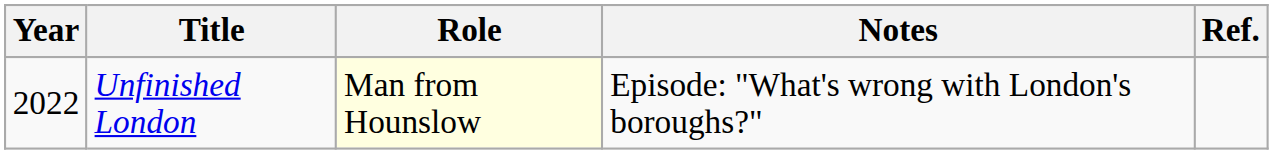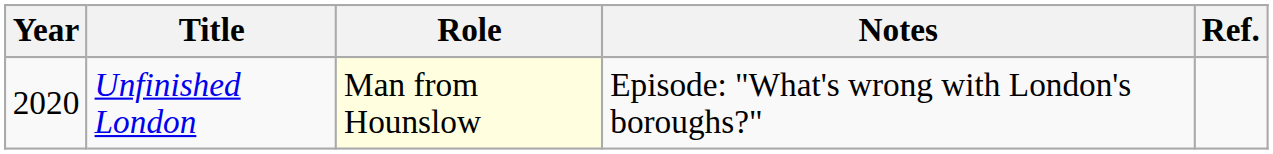(46, 102) 2022 -> (46, 102) 2020
